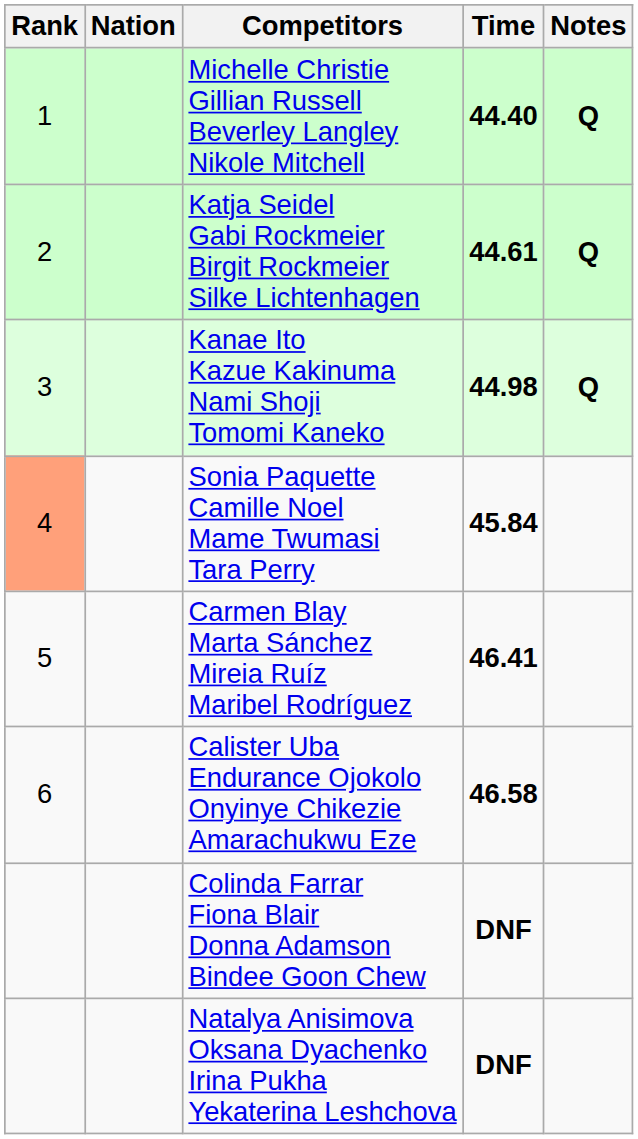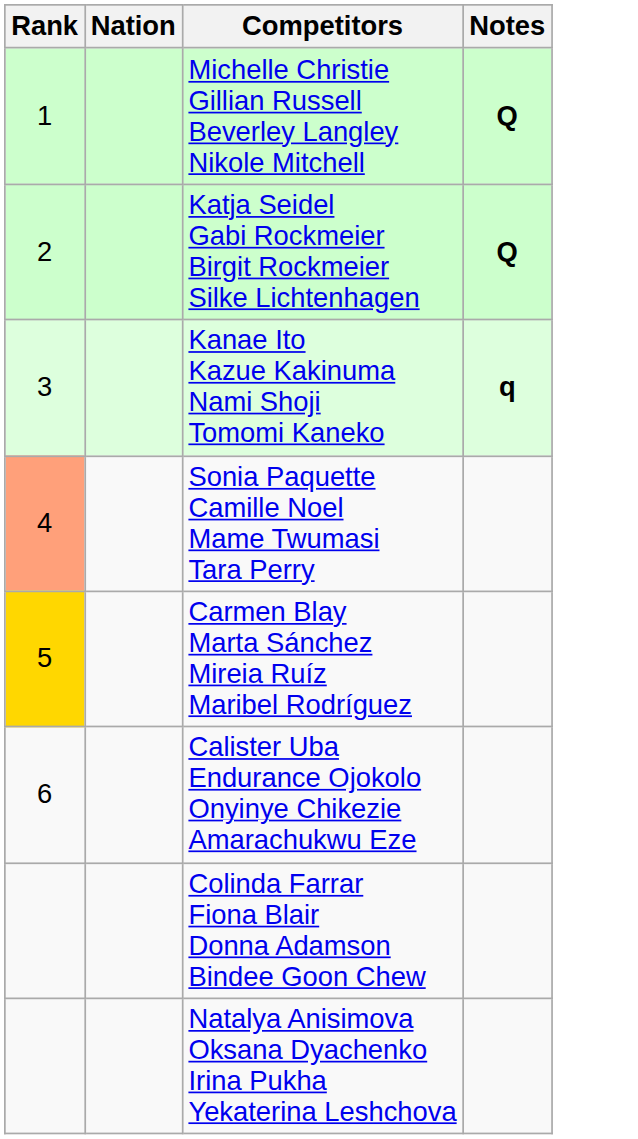- column: (503, 26)
(588, 387) Q -> (507, 387) q
(45, 658) no background -> (45, 658) gold background
